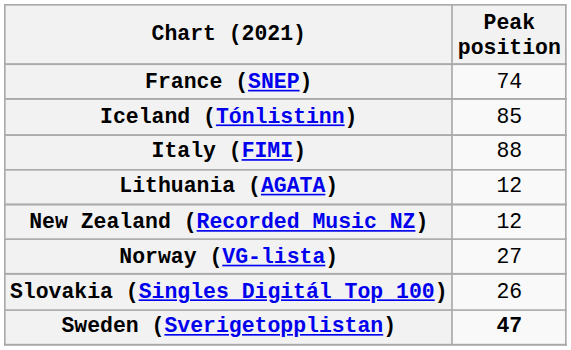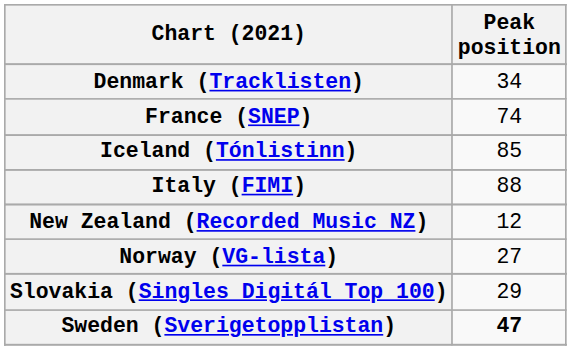+ row: (229, 82)
- row: (229, 187)
(509, 292) 26 -> (509, 292) 29
